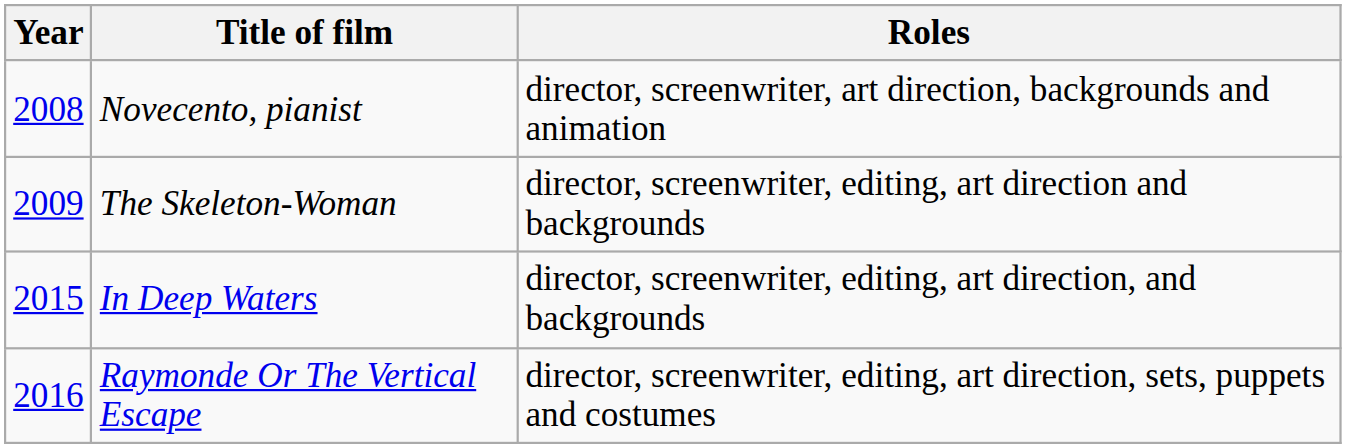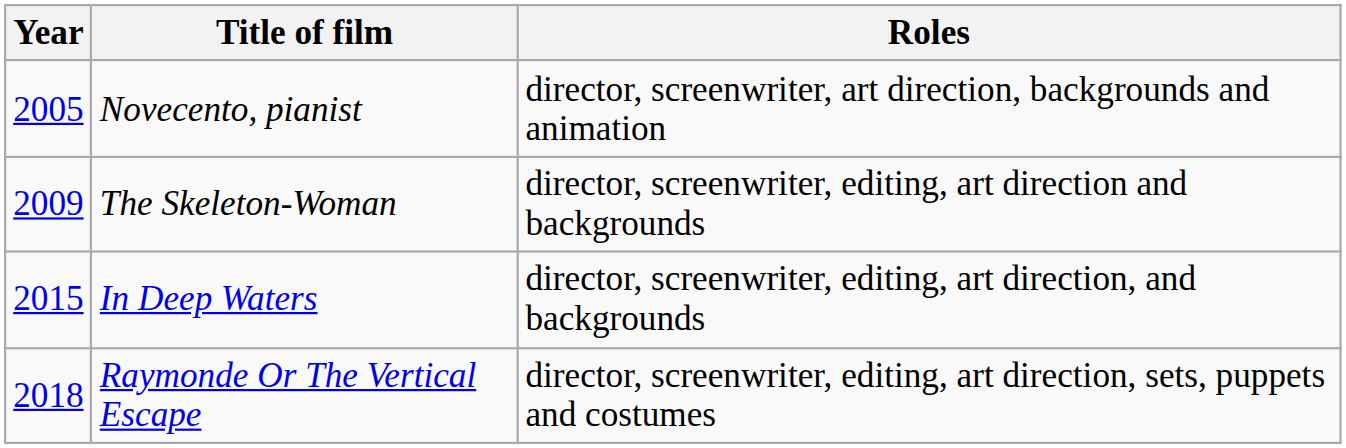(48, 108) 2008 -> (48, 108) 2005
(48, 394) 2016 -> (48, 394) 2018
